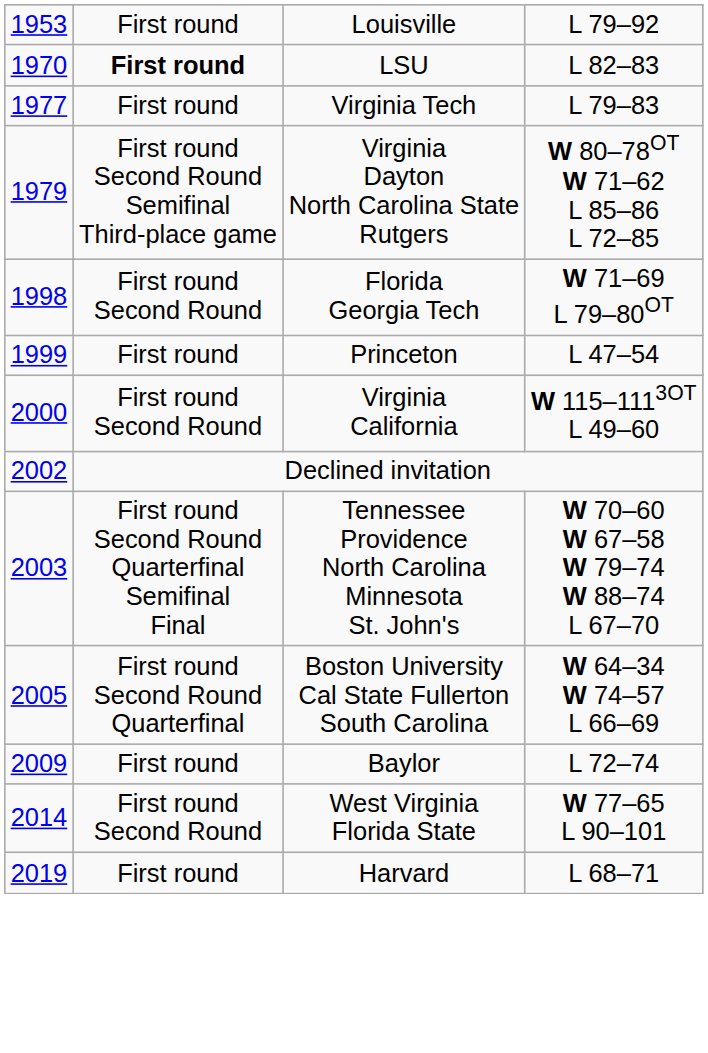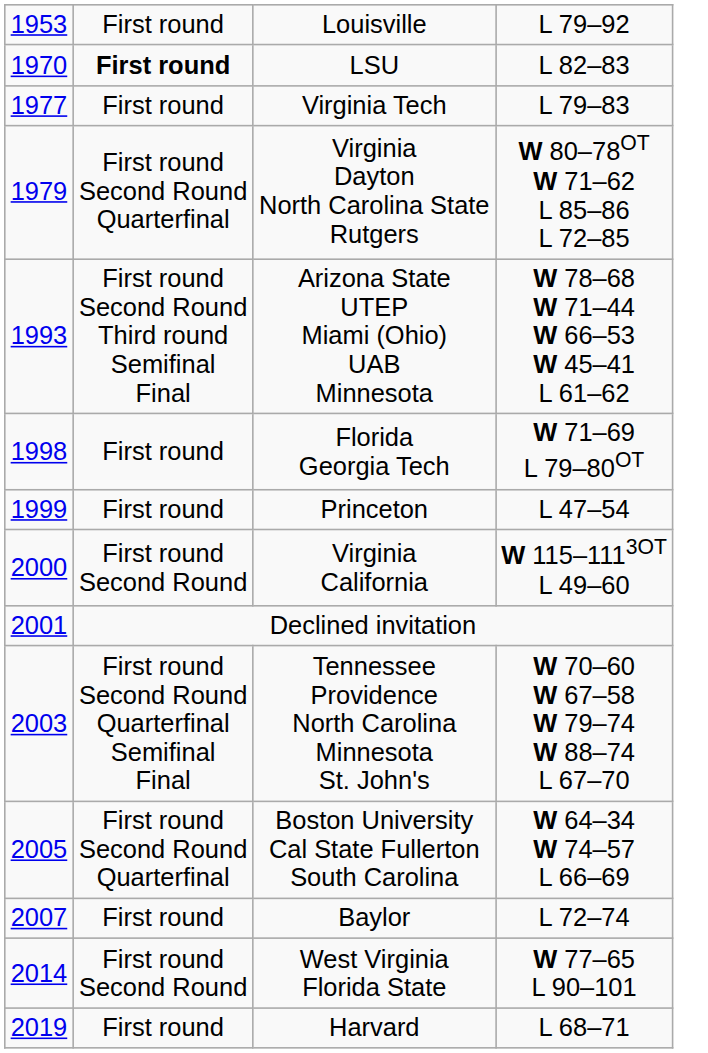(178, 192) First round Second Round Semifinal Third-place game -> (163, 192) First round Second Round Quarterfinal
+ row: (374, 336)
(178, 296) First round Second Round -> (163, 451) First round
(39, 470) 2002 -> (39, 625) 2001
(39, 763) 2009 -> (39, 918) 2007
